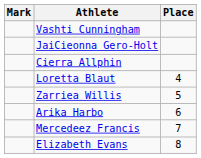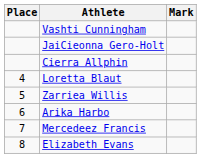columns swapped: (178, 13) <-> (19, 13)
